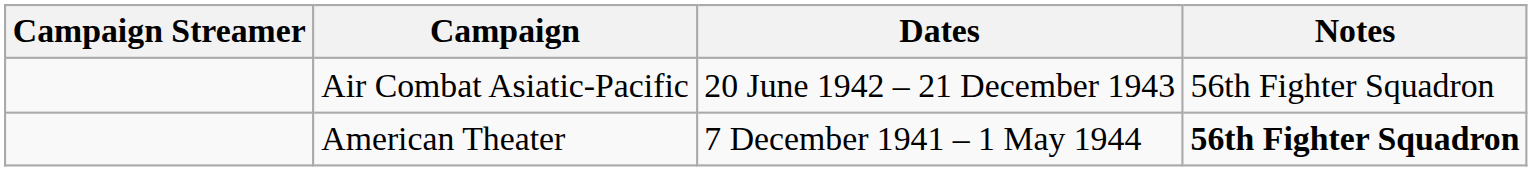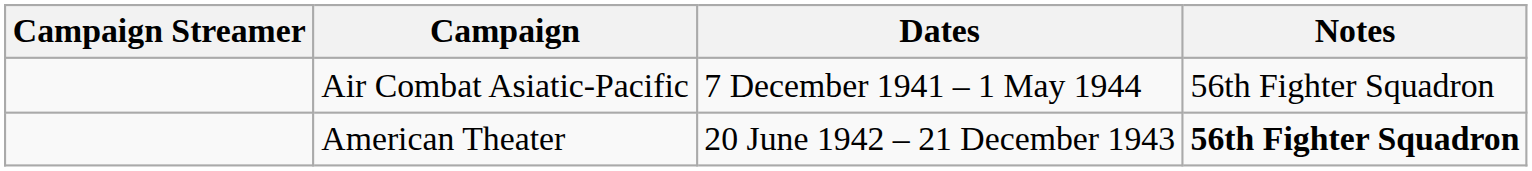(940, 84) 20 June 1942 – 21 December 1943 -> (923, 84) 7 December 1941 – 1 May 1944
(923, 138) 7 December 1941 – 1 May 1944 -> (940, 138) 20 June 1942 – 21 December 1943
